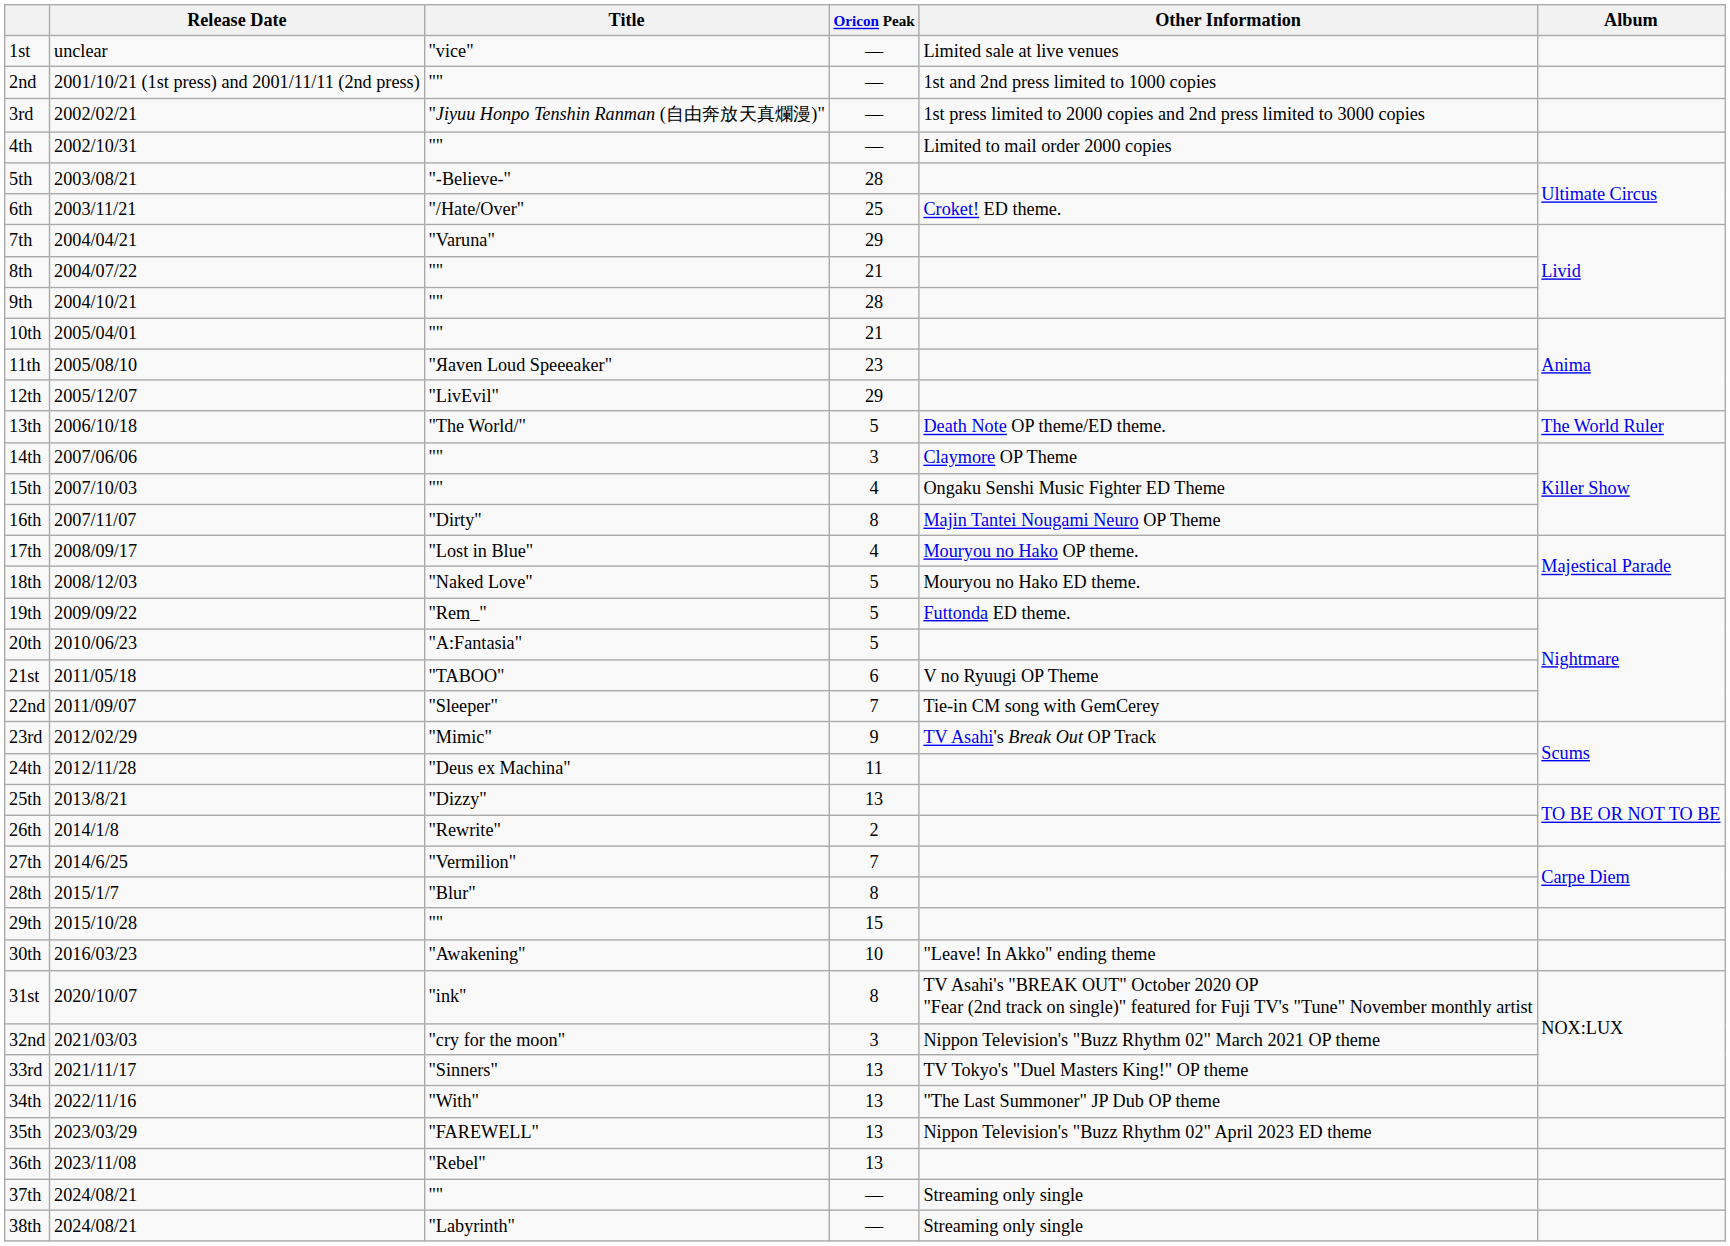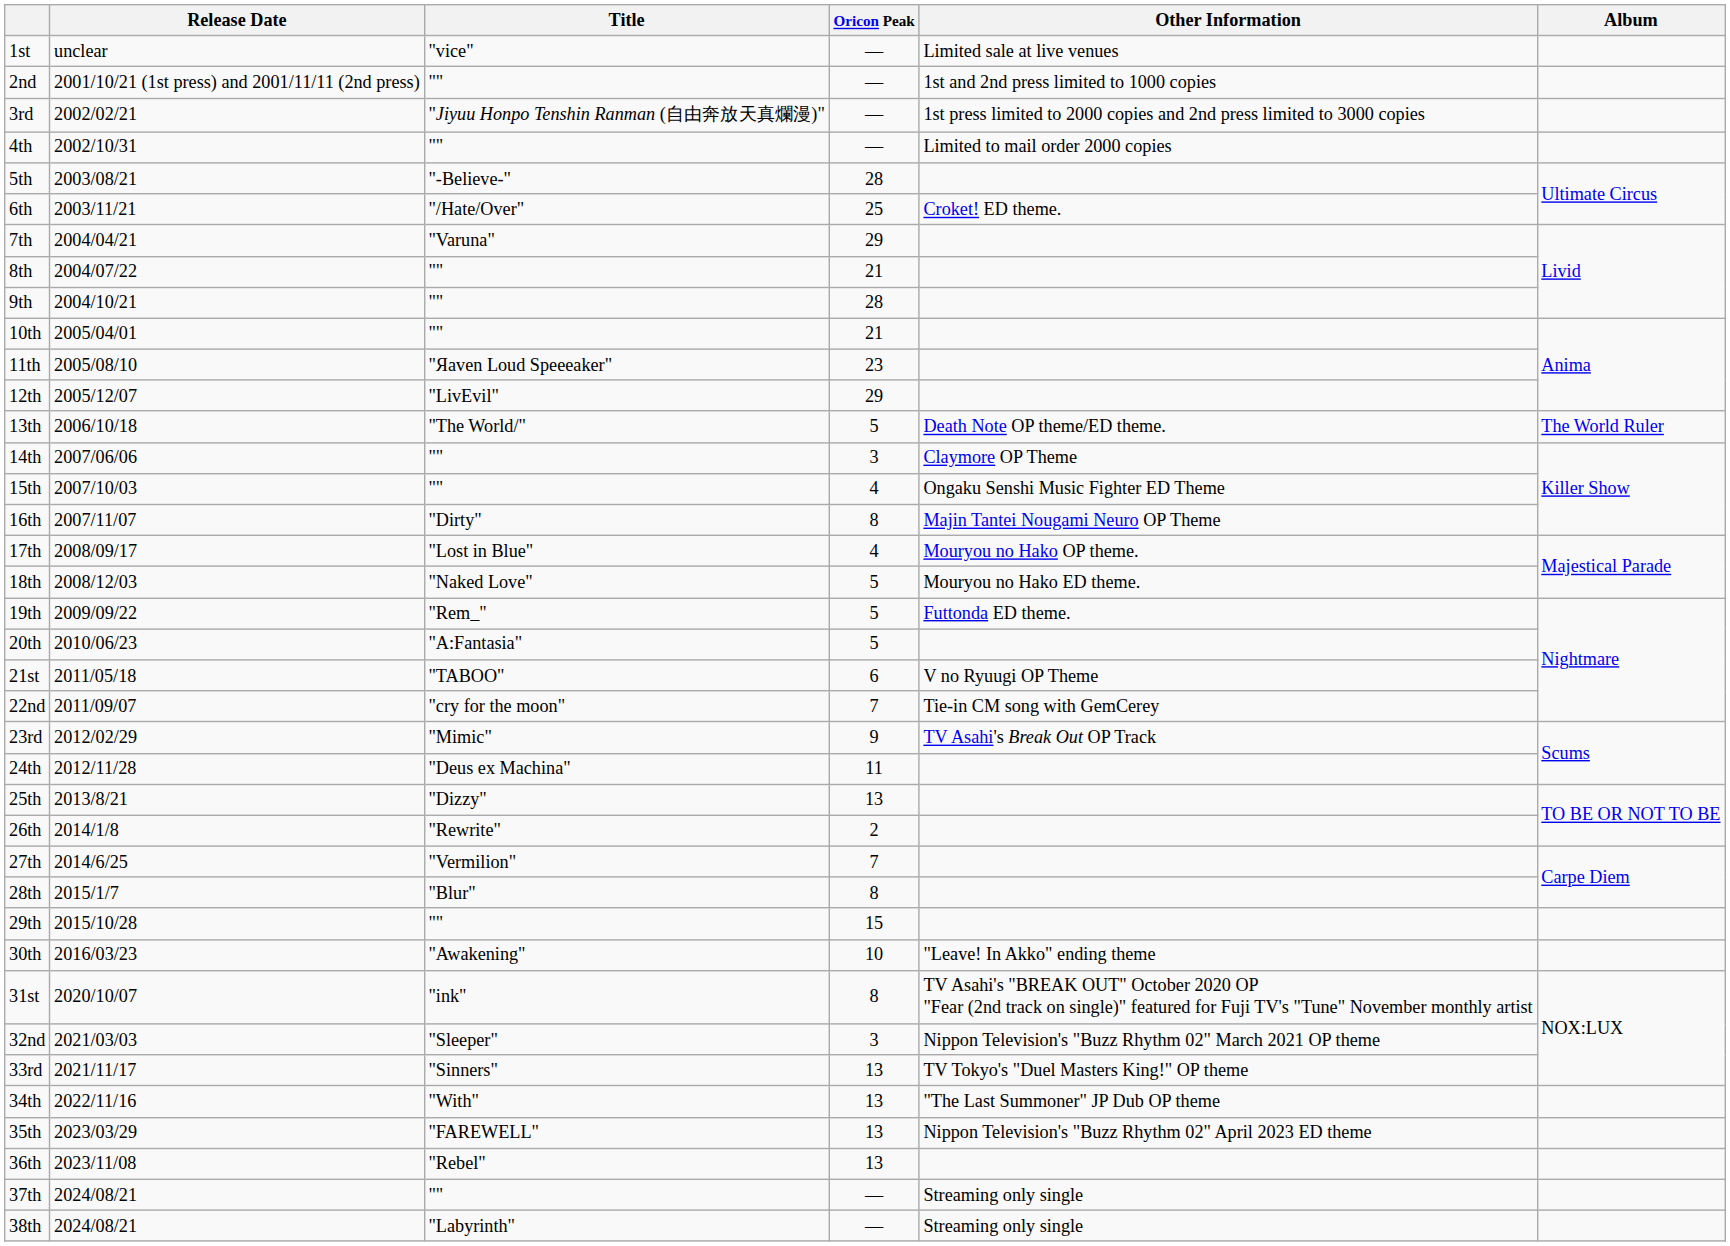(463, 706) "Sleeper" -> (497, 706) "cry for the moon"
(497, 1039) "cry for the moon" -> (463, 1039) "Sleeper"
